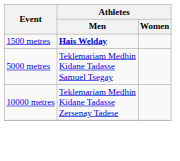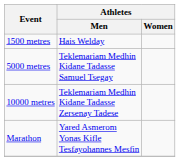(83, 41) bold -> (82, 41) normal
+ row: (24, 138)
